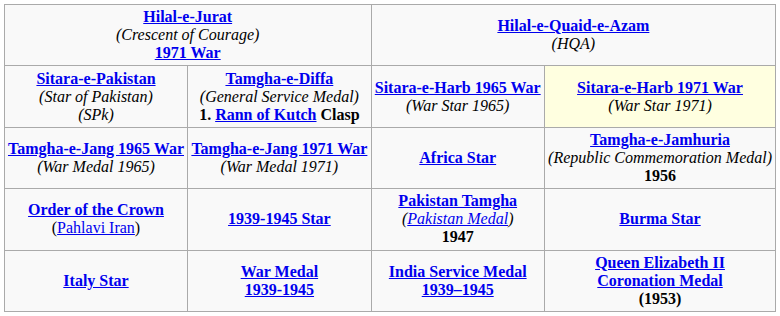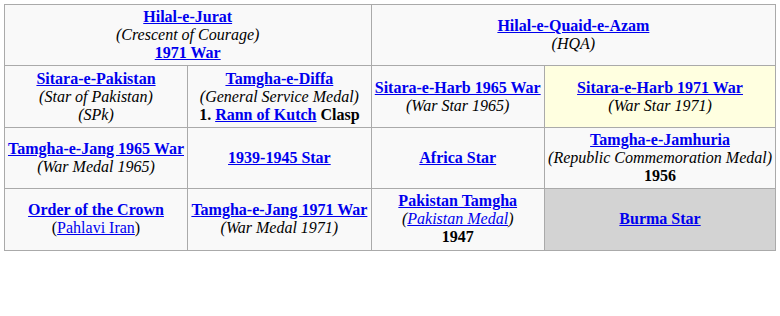(279, 157) Tamgha-e-Jang 1971 War (War Medal 1971) -> (279, 157) 1939-1945 Star
(279, 219) 1939-1945 Star -> (279, 219) Tamgha-e-Jang 1971 War (War Medal 1971)
(660, 219) no background -> (660, 219) lightgrey background
- row: (96, 280)
